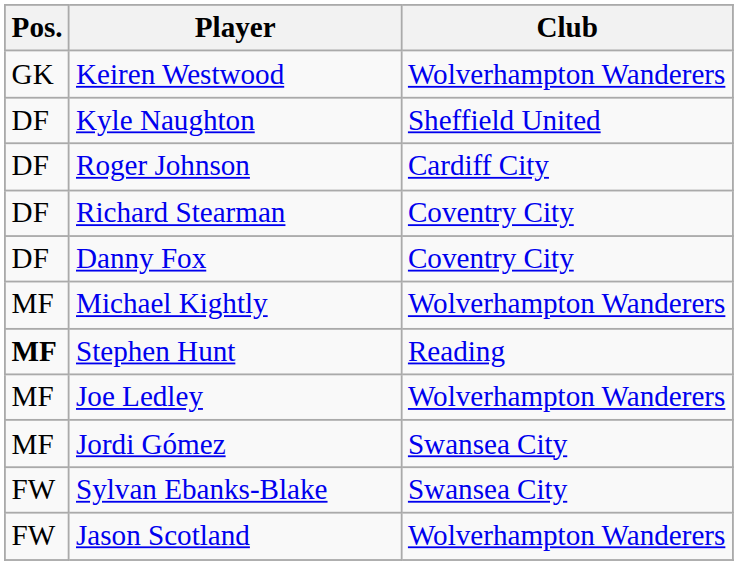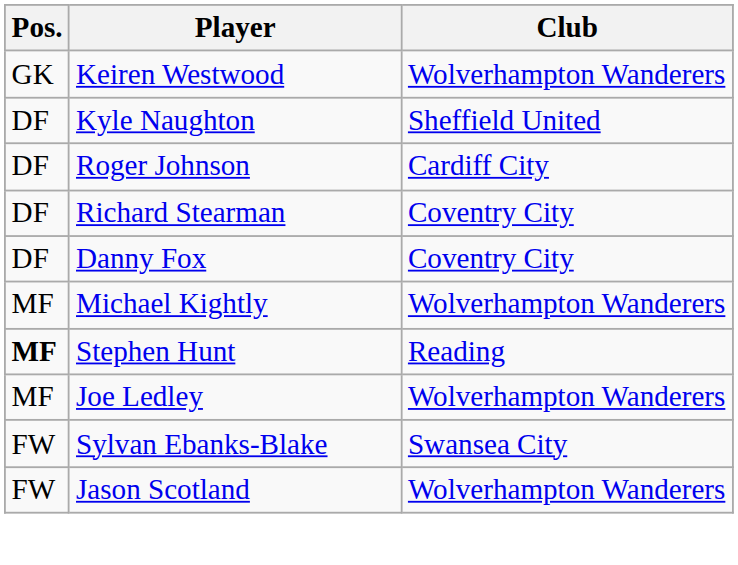- row: (151, 443)
